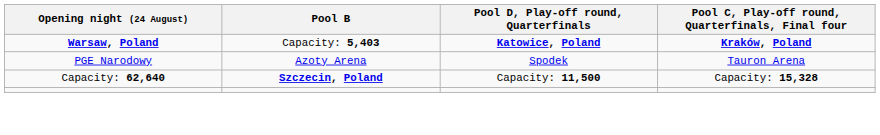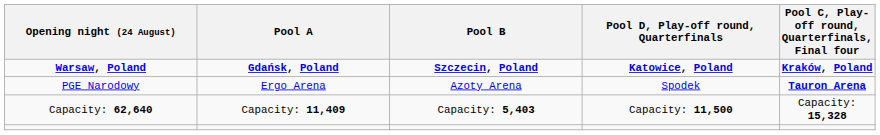+ column: (293, 32)
(331, 43) Capacity: 5,403 -> (486, 68) Szczecin, Poland
(766, 61) normal -> (827, 86) bold
(331, 78) Szczecin, Poland -> (486, 110) Capacity: 5,403
